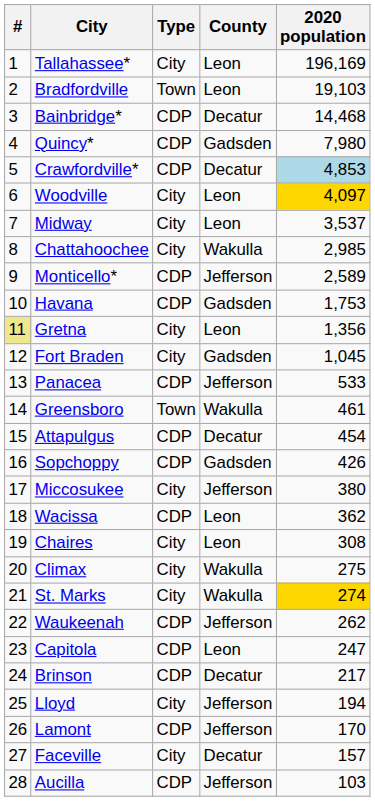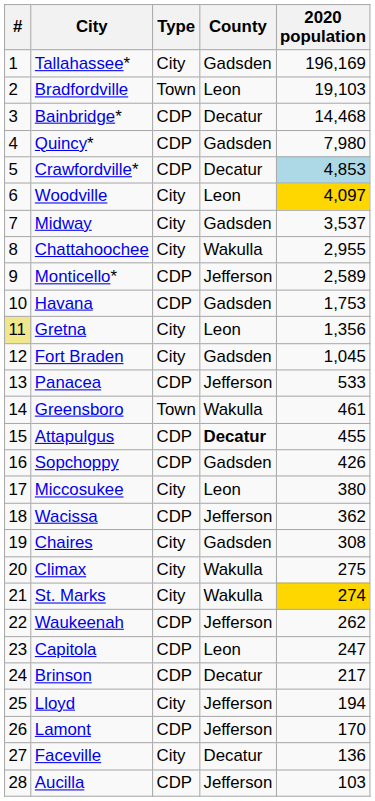(222, 63) Leon -> (238, 63) Gadsden
(222, 223) Leon -> (238, 223) Gadsden
(345, 249) 2,985 -> (345, 249) 2,955
(233, 436) normal -> (235, 436) bold
(352, 436) 454 -> (352, 436) 455
(238, 489) Jefferson -> (222, 489) Leon
(222, 516) Leon -> (238, 516) Jefferson
(222, 542) Leon -> (238, 542) Gadsden
(352, 756) 157 -> (352, 756) 136
